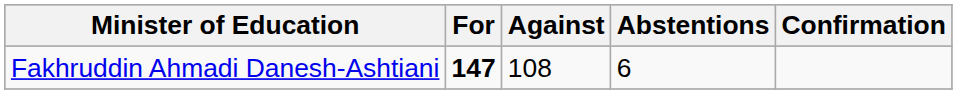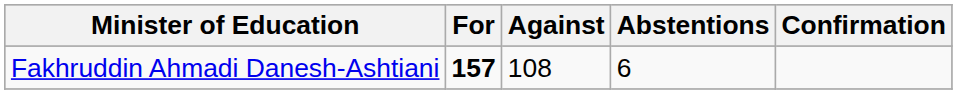(474, 67) 147 -> (474, 67) 157
